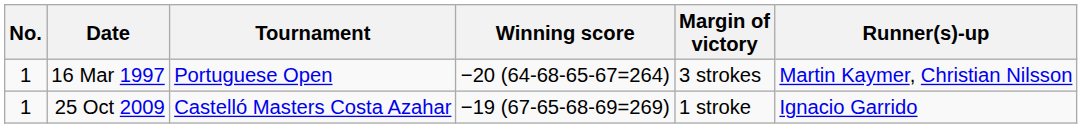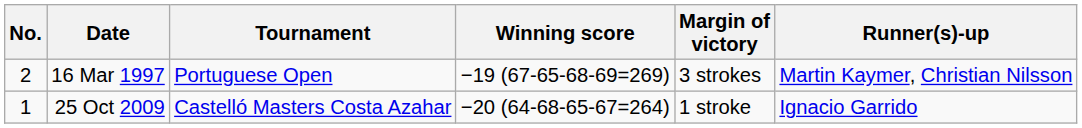(26, 75) 1 -> (26, 75) 2
(565, 75) −20 (64-68-65-67=264) -> (565, 75) −19 (67-65-68-69=269)
(565, 107) −19 (67-65-68-69=269) -> (565, 107) −20 (64-68-65-67=264)
